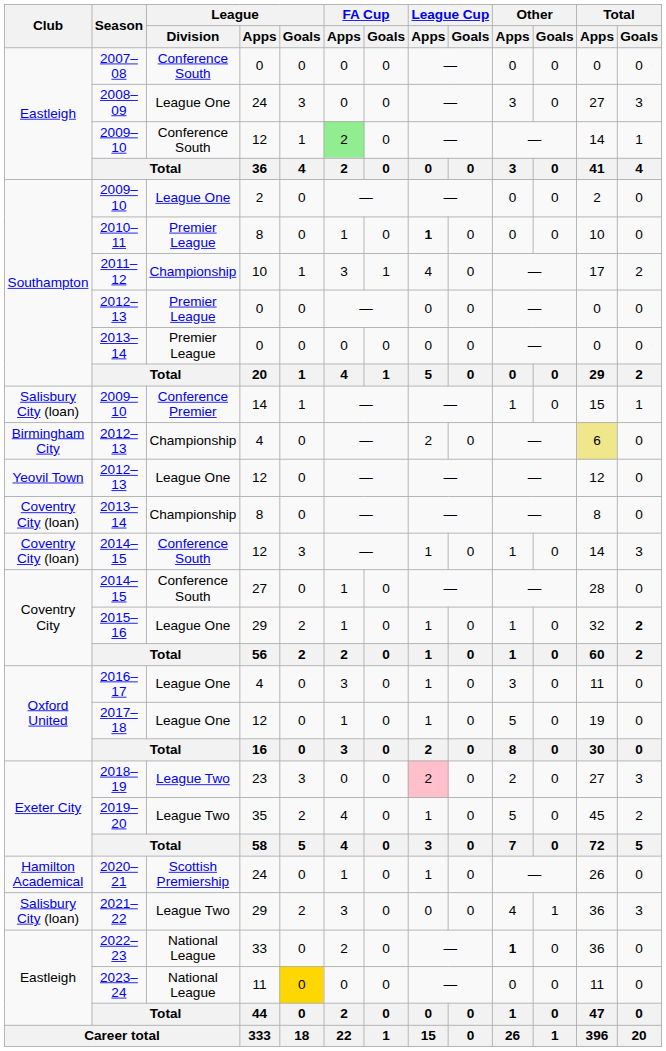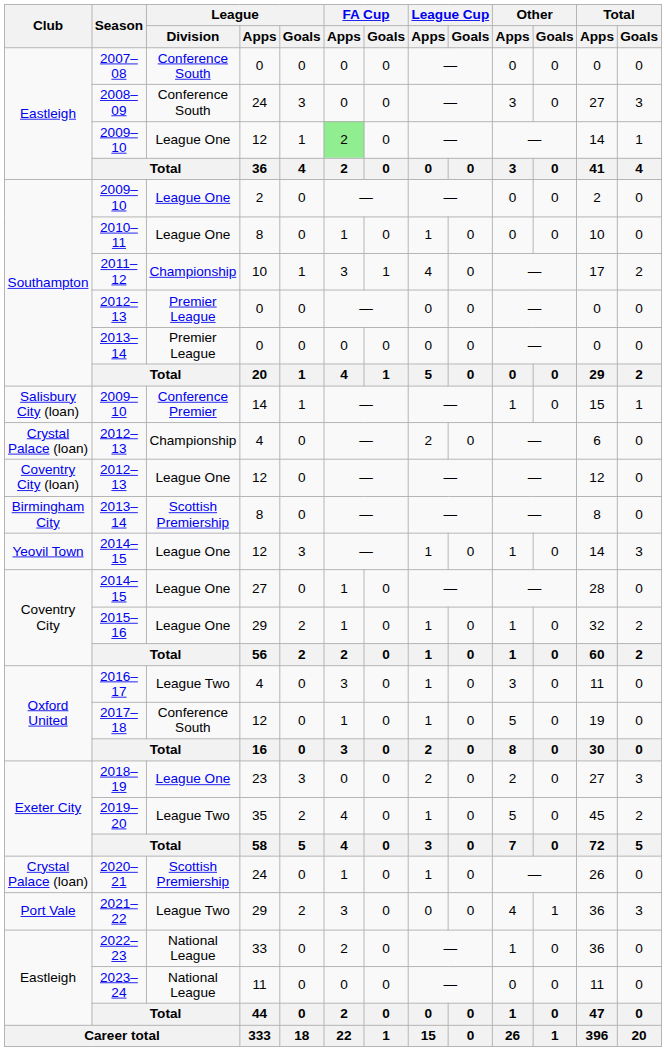(193, 102) League One -> (193, 102) Conference South
(193, 139) Conference South -> (193, 139) League One
(193, 235) Premier League -> (193, 235) League One
(428, 235) bold -> (428, 235) normal
(48, 441) Birmingham City -> (48, 441) Crystal Palace (loan)
(597, 441) khaki background -> (597, 441) no background
(48, 477) Yeovil Town -> (48, 477) Coventry City (loan)
(48, 514) Coventry City (loan) -> (48, 514) Birmingham City
(193, 514) Championship -> (193, 514) Scottish Premiership
(48, 551) Coventry City (loan) -> (48, 551) Yeovil Town
(193, 551) Conference South -> (193, 551) League One
(193, 588) Conference South -> (193, 588) League One
(639, 625) bold -> (639, 625) normal
(193, 683) League One -> (193, 683) League Two
(193, 720) League One -> (193, 720) Conference South
(193, 779) League Two -> (193, 779) League One
(428, 779) pink background -> (428, 779) no background
(48, 874) Hamilton Academical -> (48, 874) Crystal Palace (loan)
(48, 911) Salisbury City (loan) -> (48, 911) Port Vale
(513, 948) bold -> (513, 948) normal
(302, 985) gold background -> (302, 985) no background
